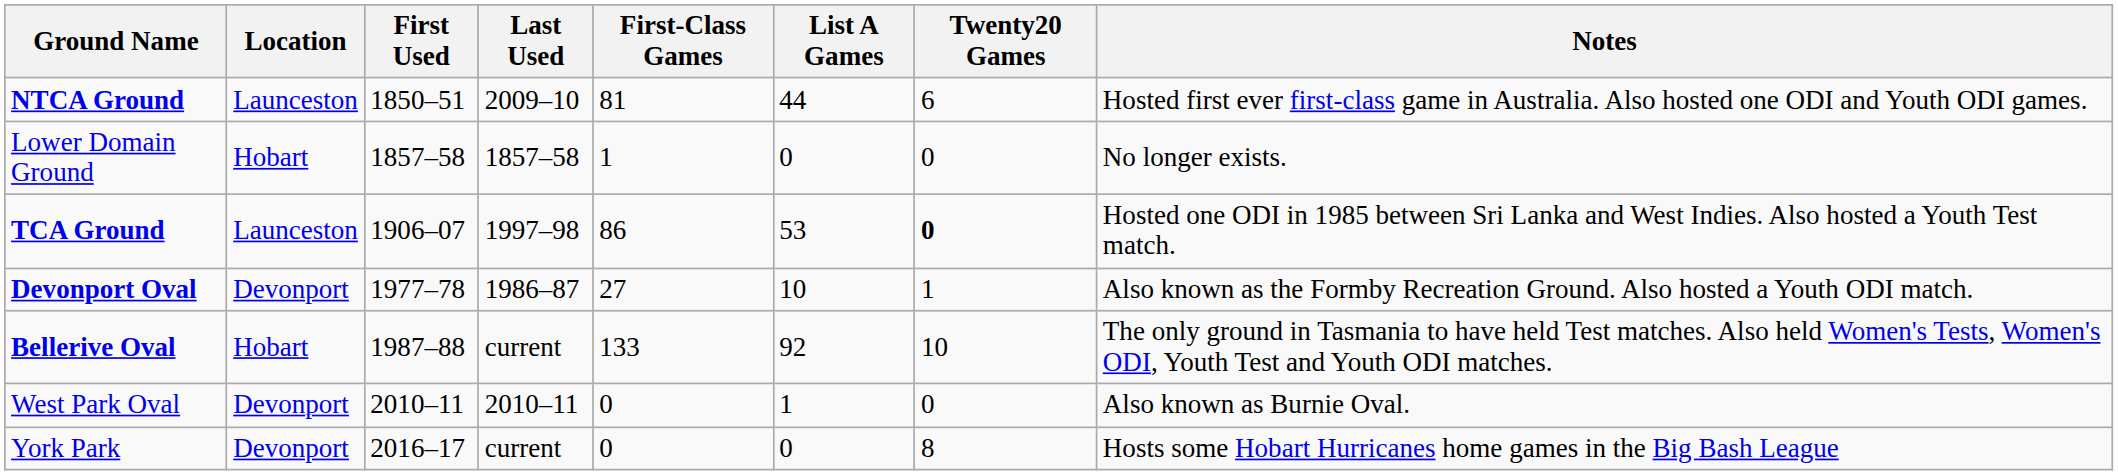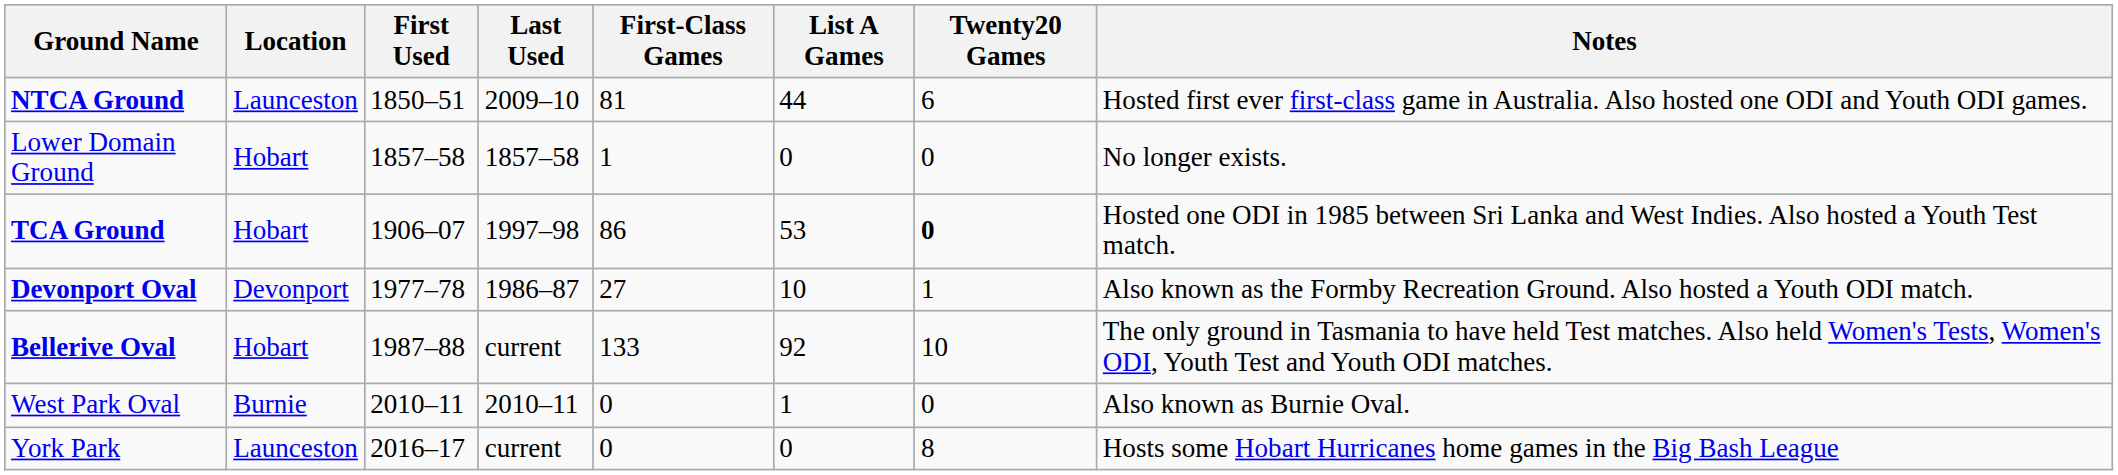(296, 230) Launceston -> (271, 230) Hobart
(291, 404) Devonport -> (270, 404) Burnie
(291, 447) Devonport -> (296, 447) Launceston
